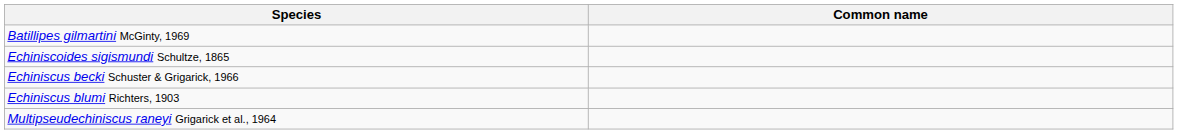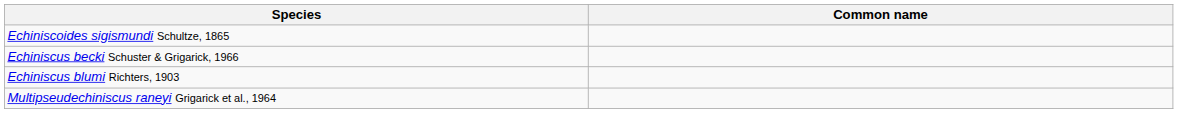- row: (98, 35)
